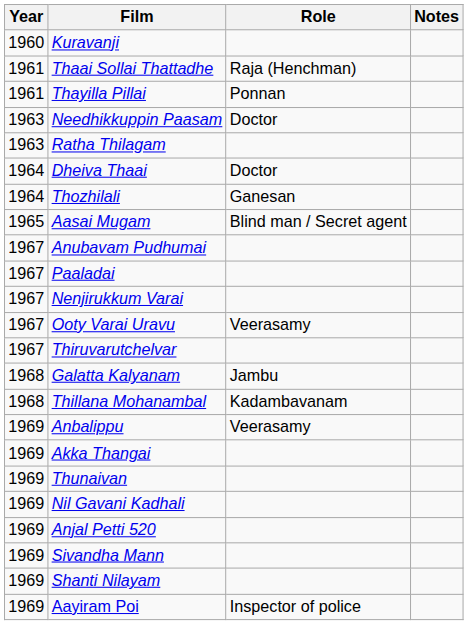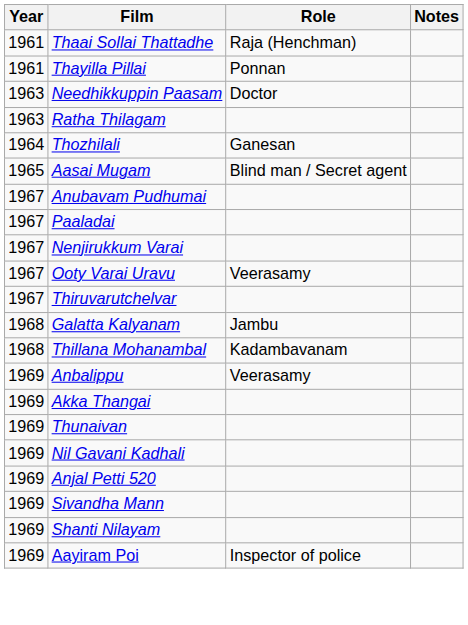- row: (85, 42)
- row: (99, 171)
